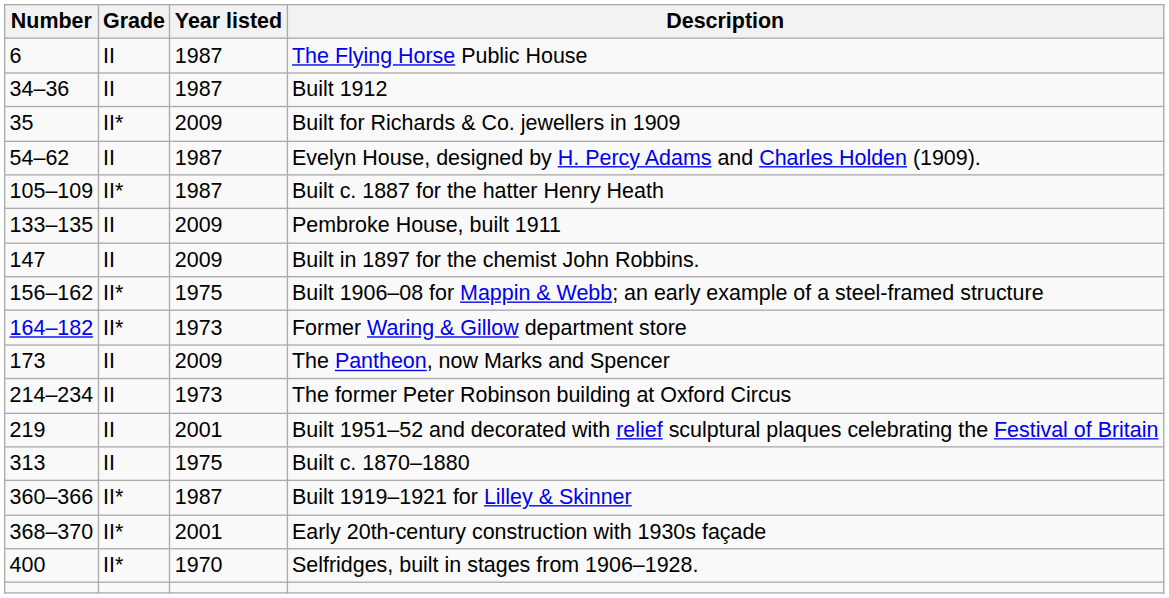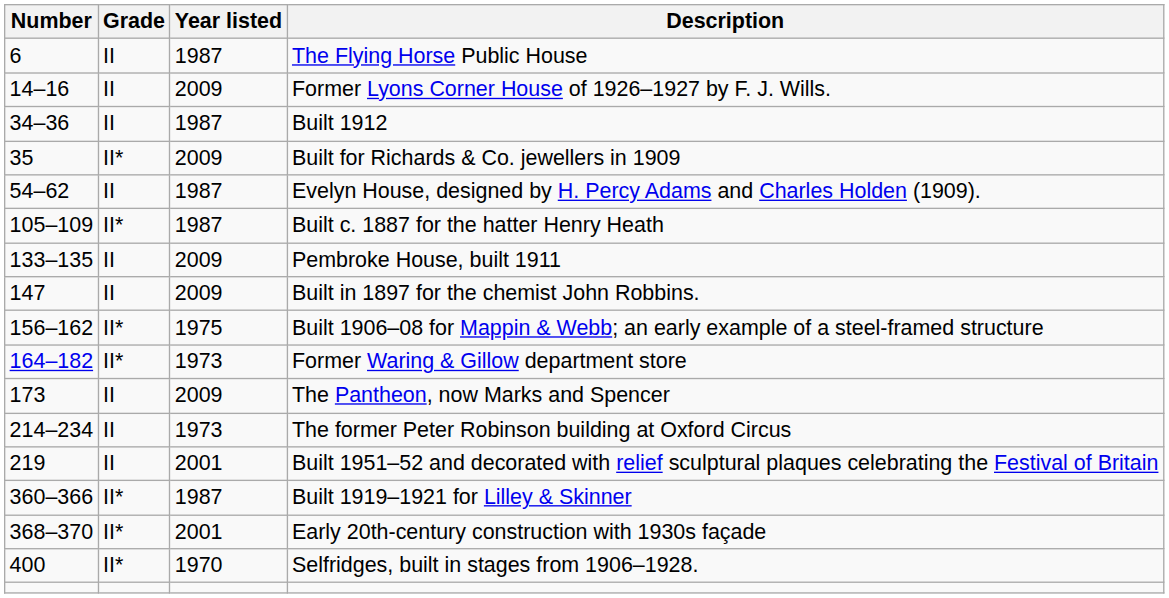+ row: (561, 89)
- row: (381, 463)
